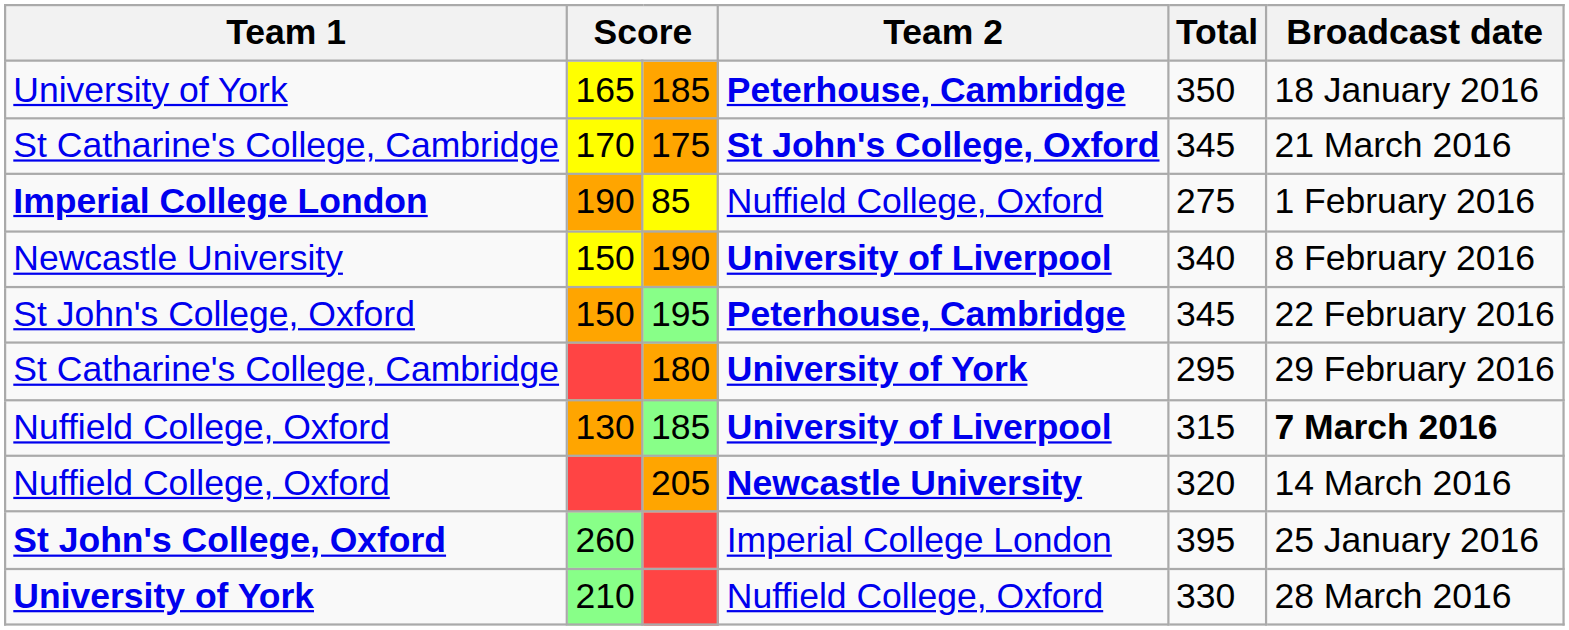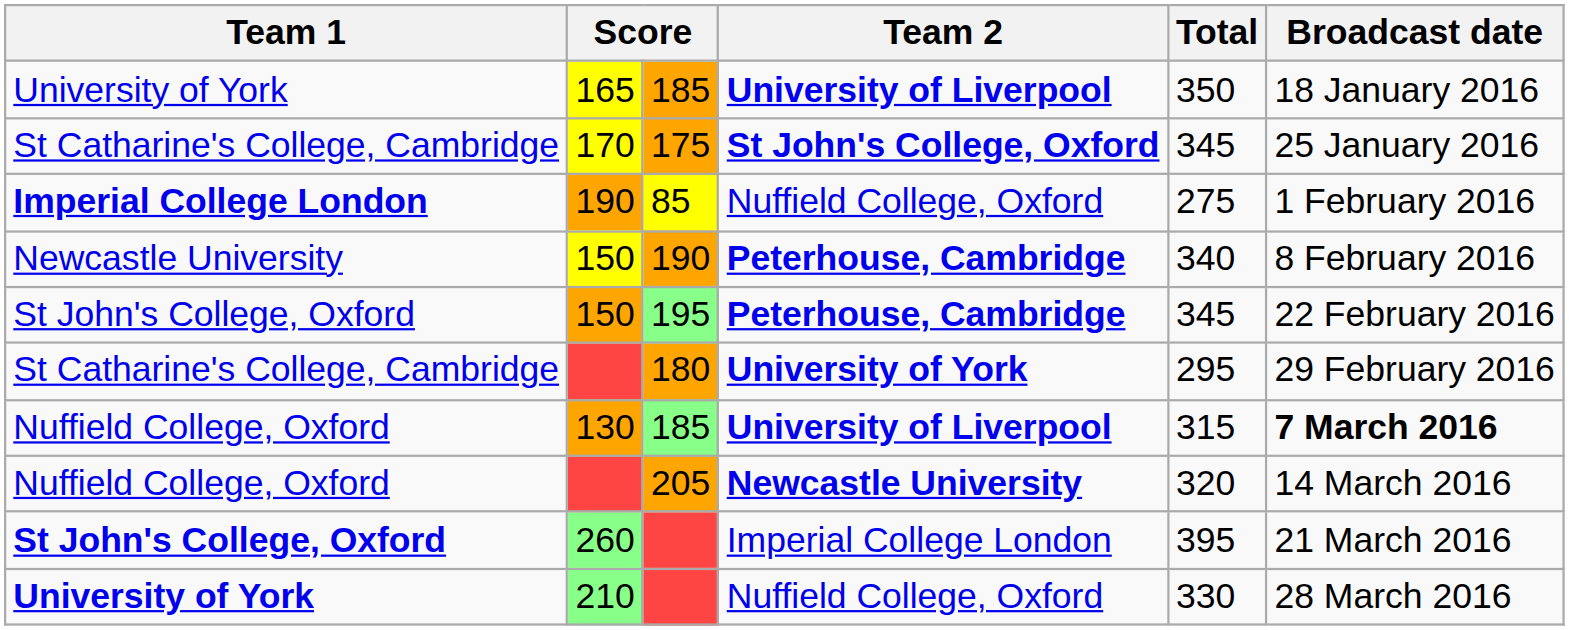(926, 88) Peterhouse, Cambridge -> (919, 88) University of Liverpool
(1393, 145) 21 March 2016 -> (1407, 145) 25 January 2016
(919, 257) University of Liverpool -> (926, 257) Peterhouse, Cambridge
(1407, 539) 25 January 2016 -> (1393, 539) 21 March 2016
